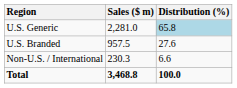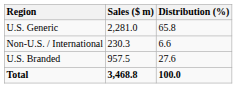(167, 28) lightblue background -> (167, 28) no background
rows swapped: (33, 43) <-> (55, 59)
